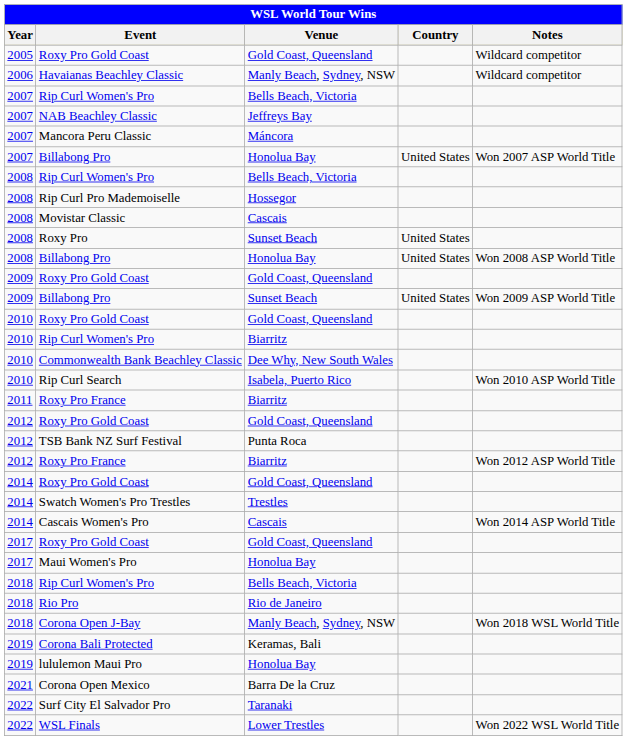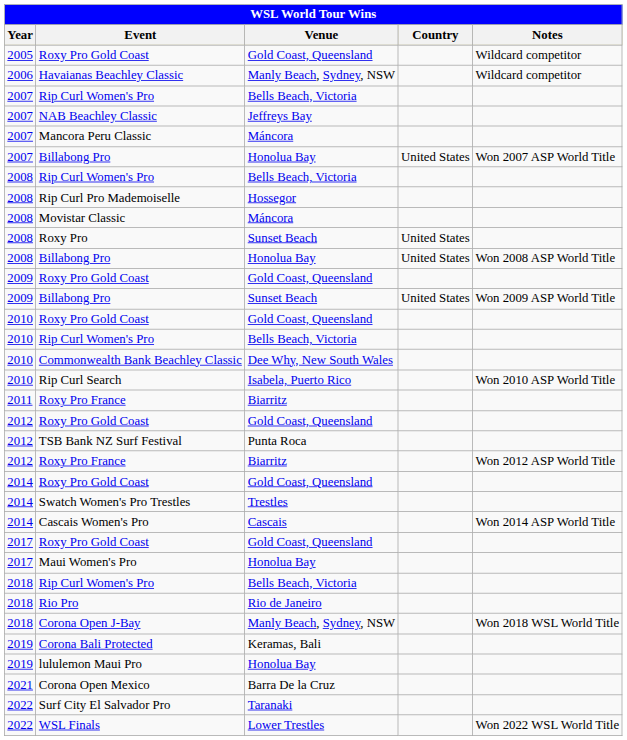(267, 217) Cascais -> (270, 217) Máncora
(267, 339) Biarritz -> (302, 339) Bells Beach, Victoria
